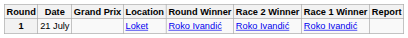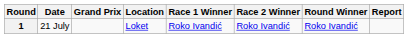columns swapped: (336, 11) <-> (200, 11)
